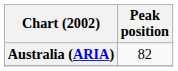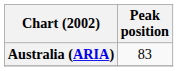(145, 54) 82 -> (145, 54) 83
